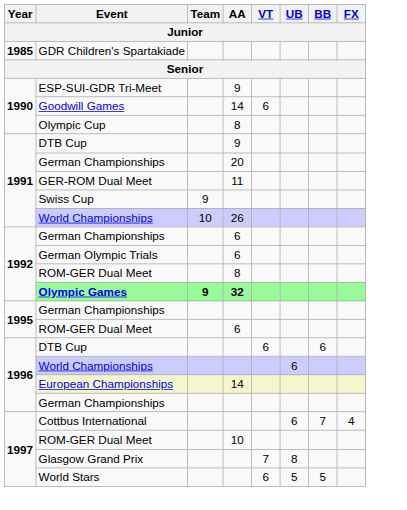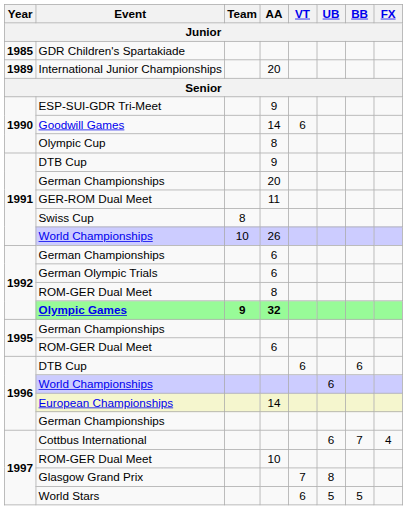+ row: (20, 69)
(205, 199) 9 -> (242, 218) 8
